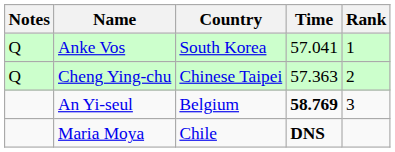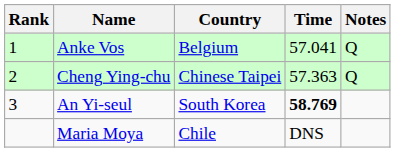columns swapped: (366, 18) <-> (29, 18)
(223, 47) South Korea -> (208, 47) Belgium
(209, 104) Belgium -> (222, 104) South Korea
(308, 133) bold -> (307, 133) normal
